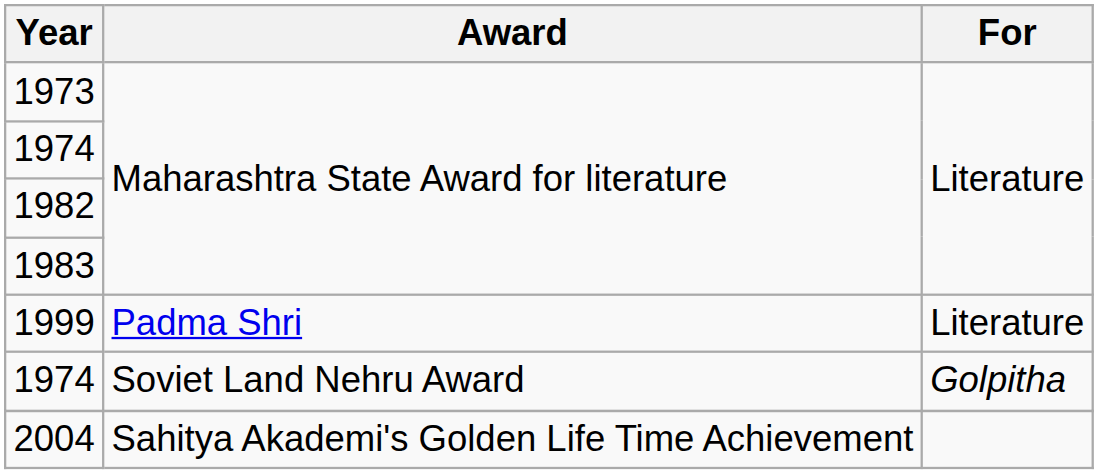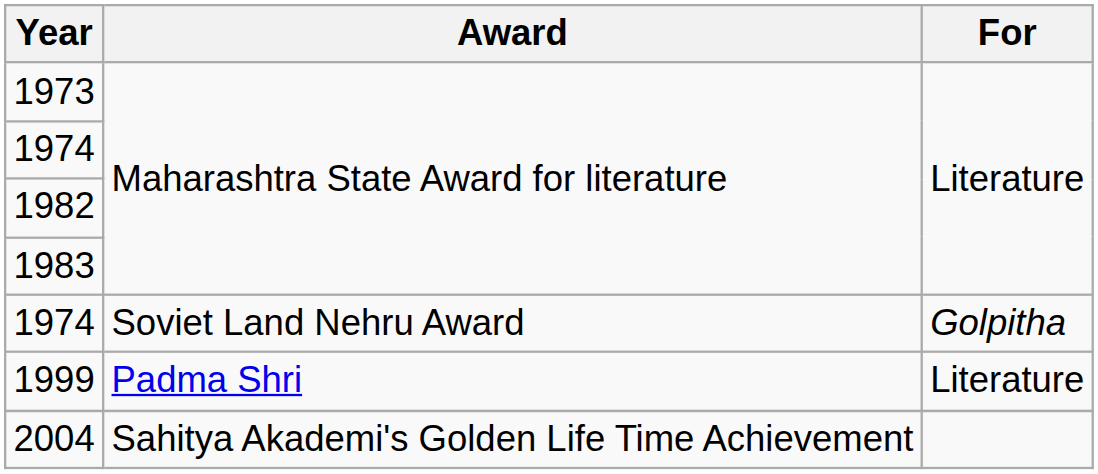rows swapped: (54, 380) <-> (54, 322)
